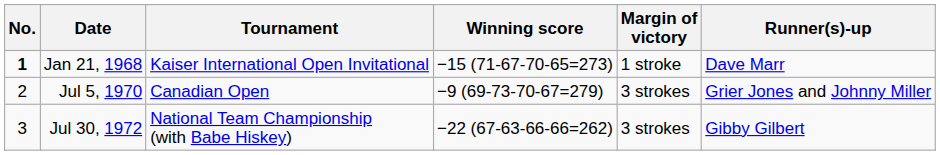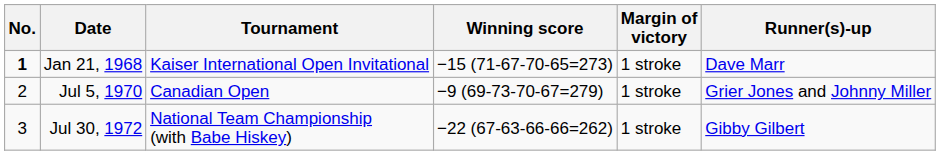(655, 91) 3 strokes -> (651, 91) 1 stroke
(655, 128) 3 strokes -> (651, 128) 1 stroke
